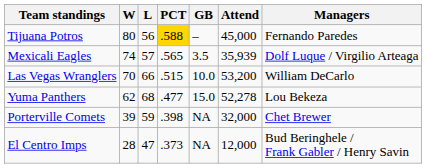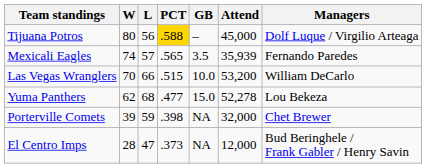(311, 35) Fernando Paredes -> (342, 35) Dolf Luque / Virgilio Arteaga
(342, 55) Dolf Luque / Virgilio Arteaga -> (311, 55) Fernando Paredes
